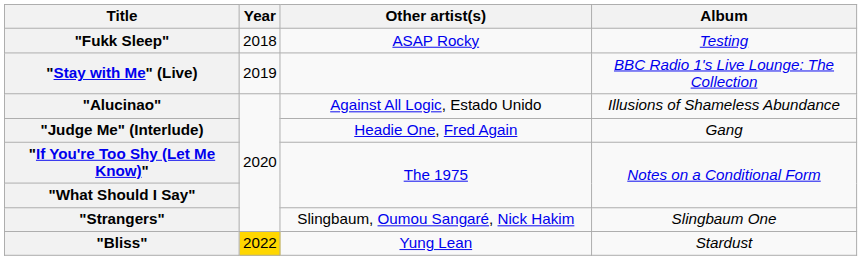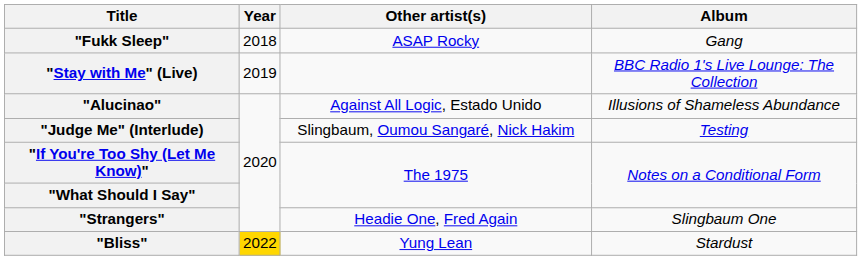(724, 40) Testing -> (724, 40) Gang
(436, 130) Headie One, Fred Again -> (436, 130) Slingbaum, Oumou Sangaré, Nick Hakim
(724, 130) Gang -> (724, 130) Testing
(436, 219) Slingbaum, Oumou Sangaré, Nick Hakim -> (436, 219) Headie One, Fred Again
